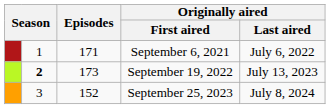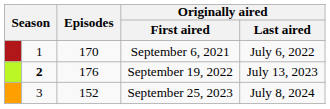(89, 51) 171 -> (89, 51) 170
(89, 72) 173 -> (89, 72) 176
